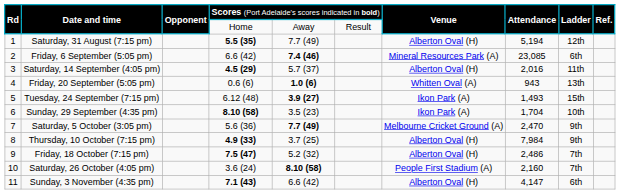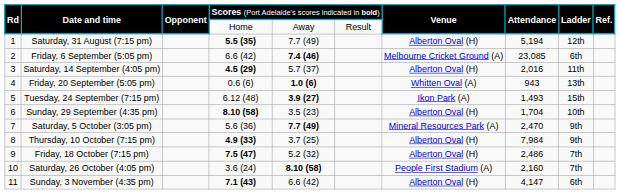(444, 56) Mineral Resources Park (A) -> (444, 56) Melbourne Cricket Ground (A)
(444, 112) Ikon Park (A) -> (444, 112) Alberton Oval (H)
(444, 126) Melbourne Cricket Ground (A) -> (444, 126) Mineral Resources Park (A)
